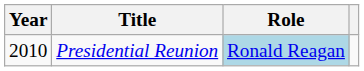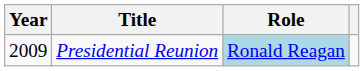(28, 50) 2010 -> (28, 50) 2009
